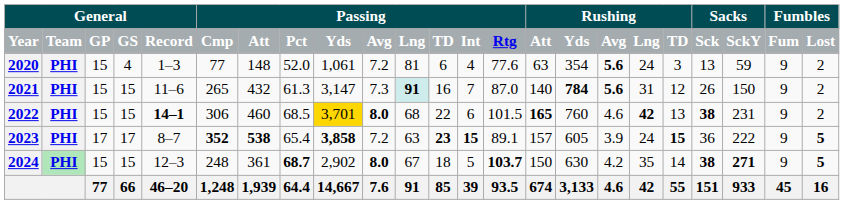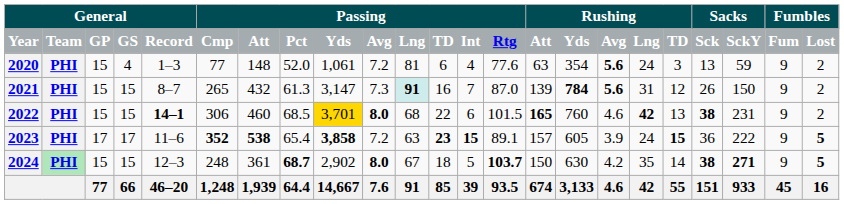(169, 89) 11–6 -> (169, 89) 8–7
(541, 89) 140 -> (541, 89) 139
(169, 138) 8–7 -> (169, 138) 11–6
